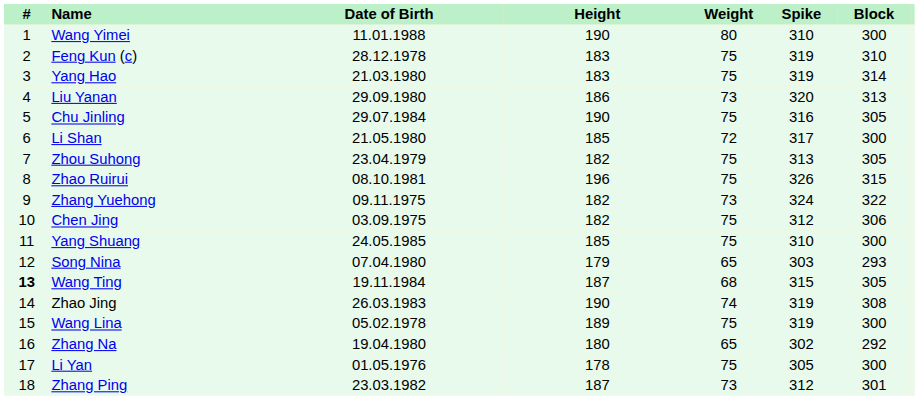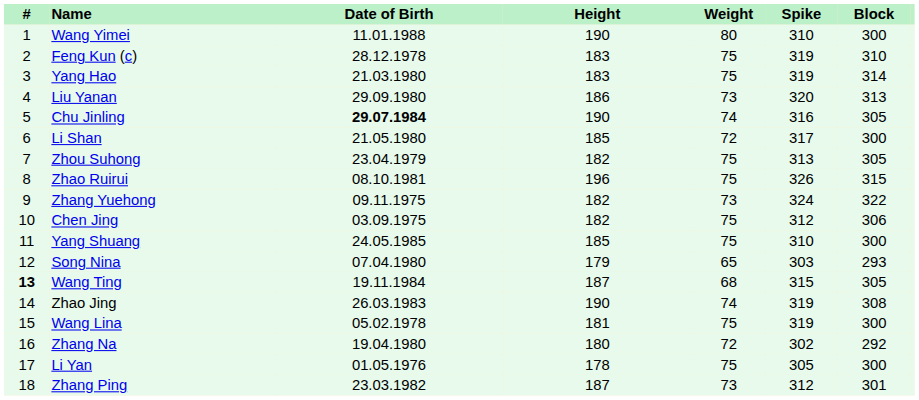(389, 117) normal -> (389, 117) bold
(729, 117) 75 -> (729, 117) 74
(597, 323) 189 -> (597, 323) 181
(729, 344) 65 -> (729, 344) 72
